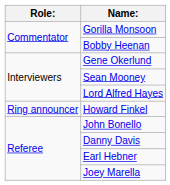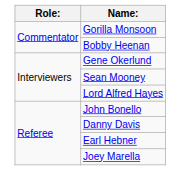- row: (115, 109)
